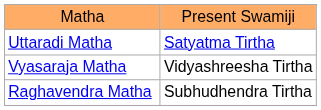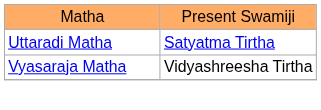- row: (80, 92)
